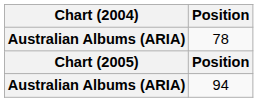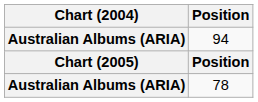rows swapped: (221, 85) <-> (221, 39)
